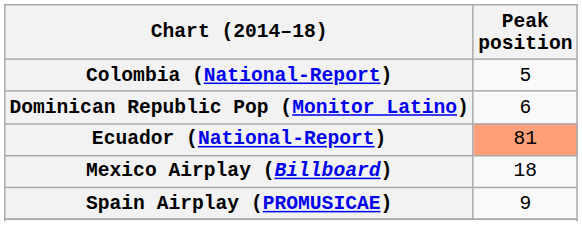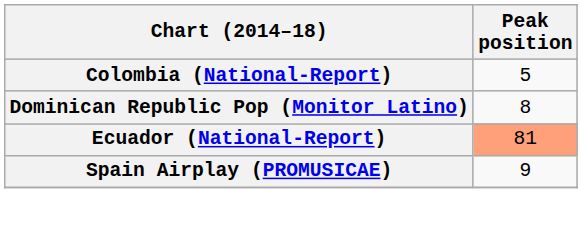(525, 107) 6 -> (525, 107) 8
- row: (239, 171)
